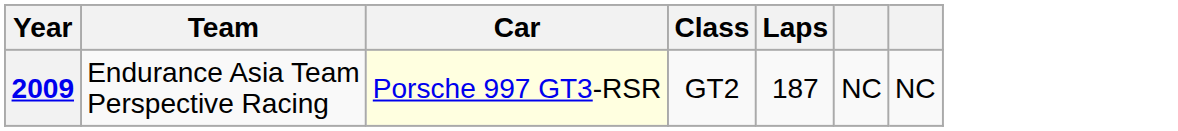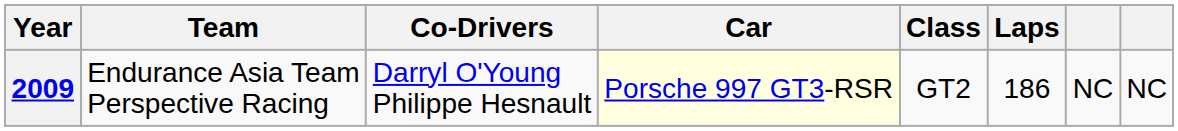+ column: (482, 28)
(795, 88) 187 -> (1027, 88) 186
